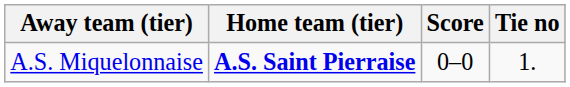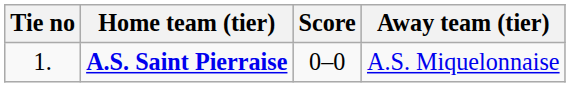columns swapped: (527, 23) <-> (107, 23)
